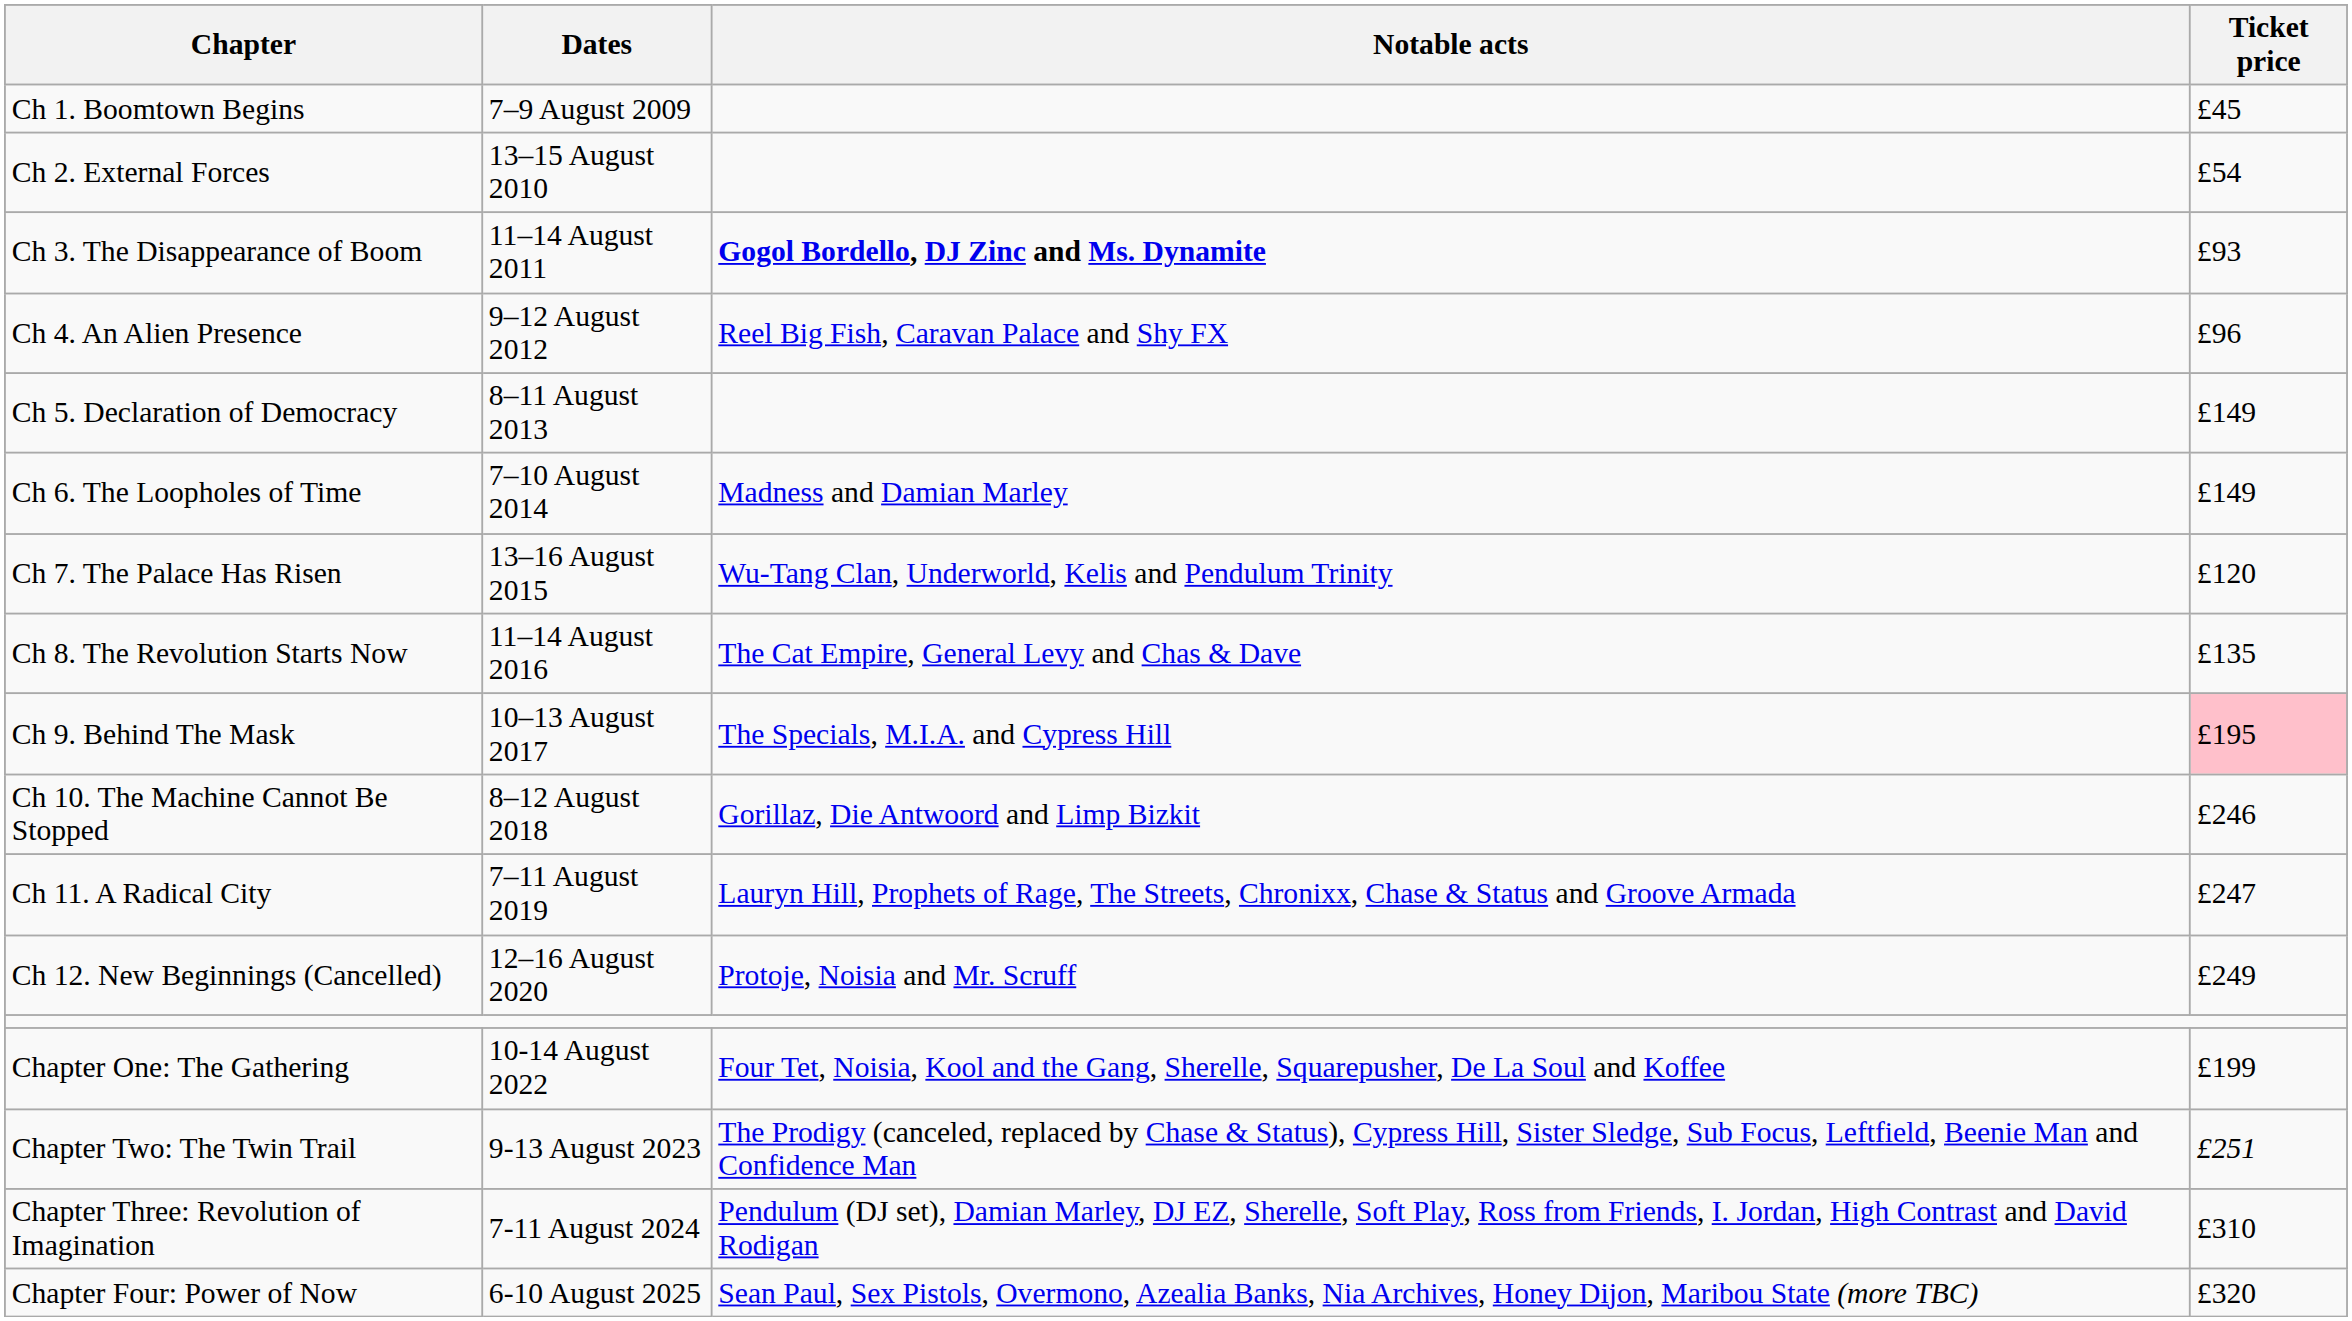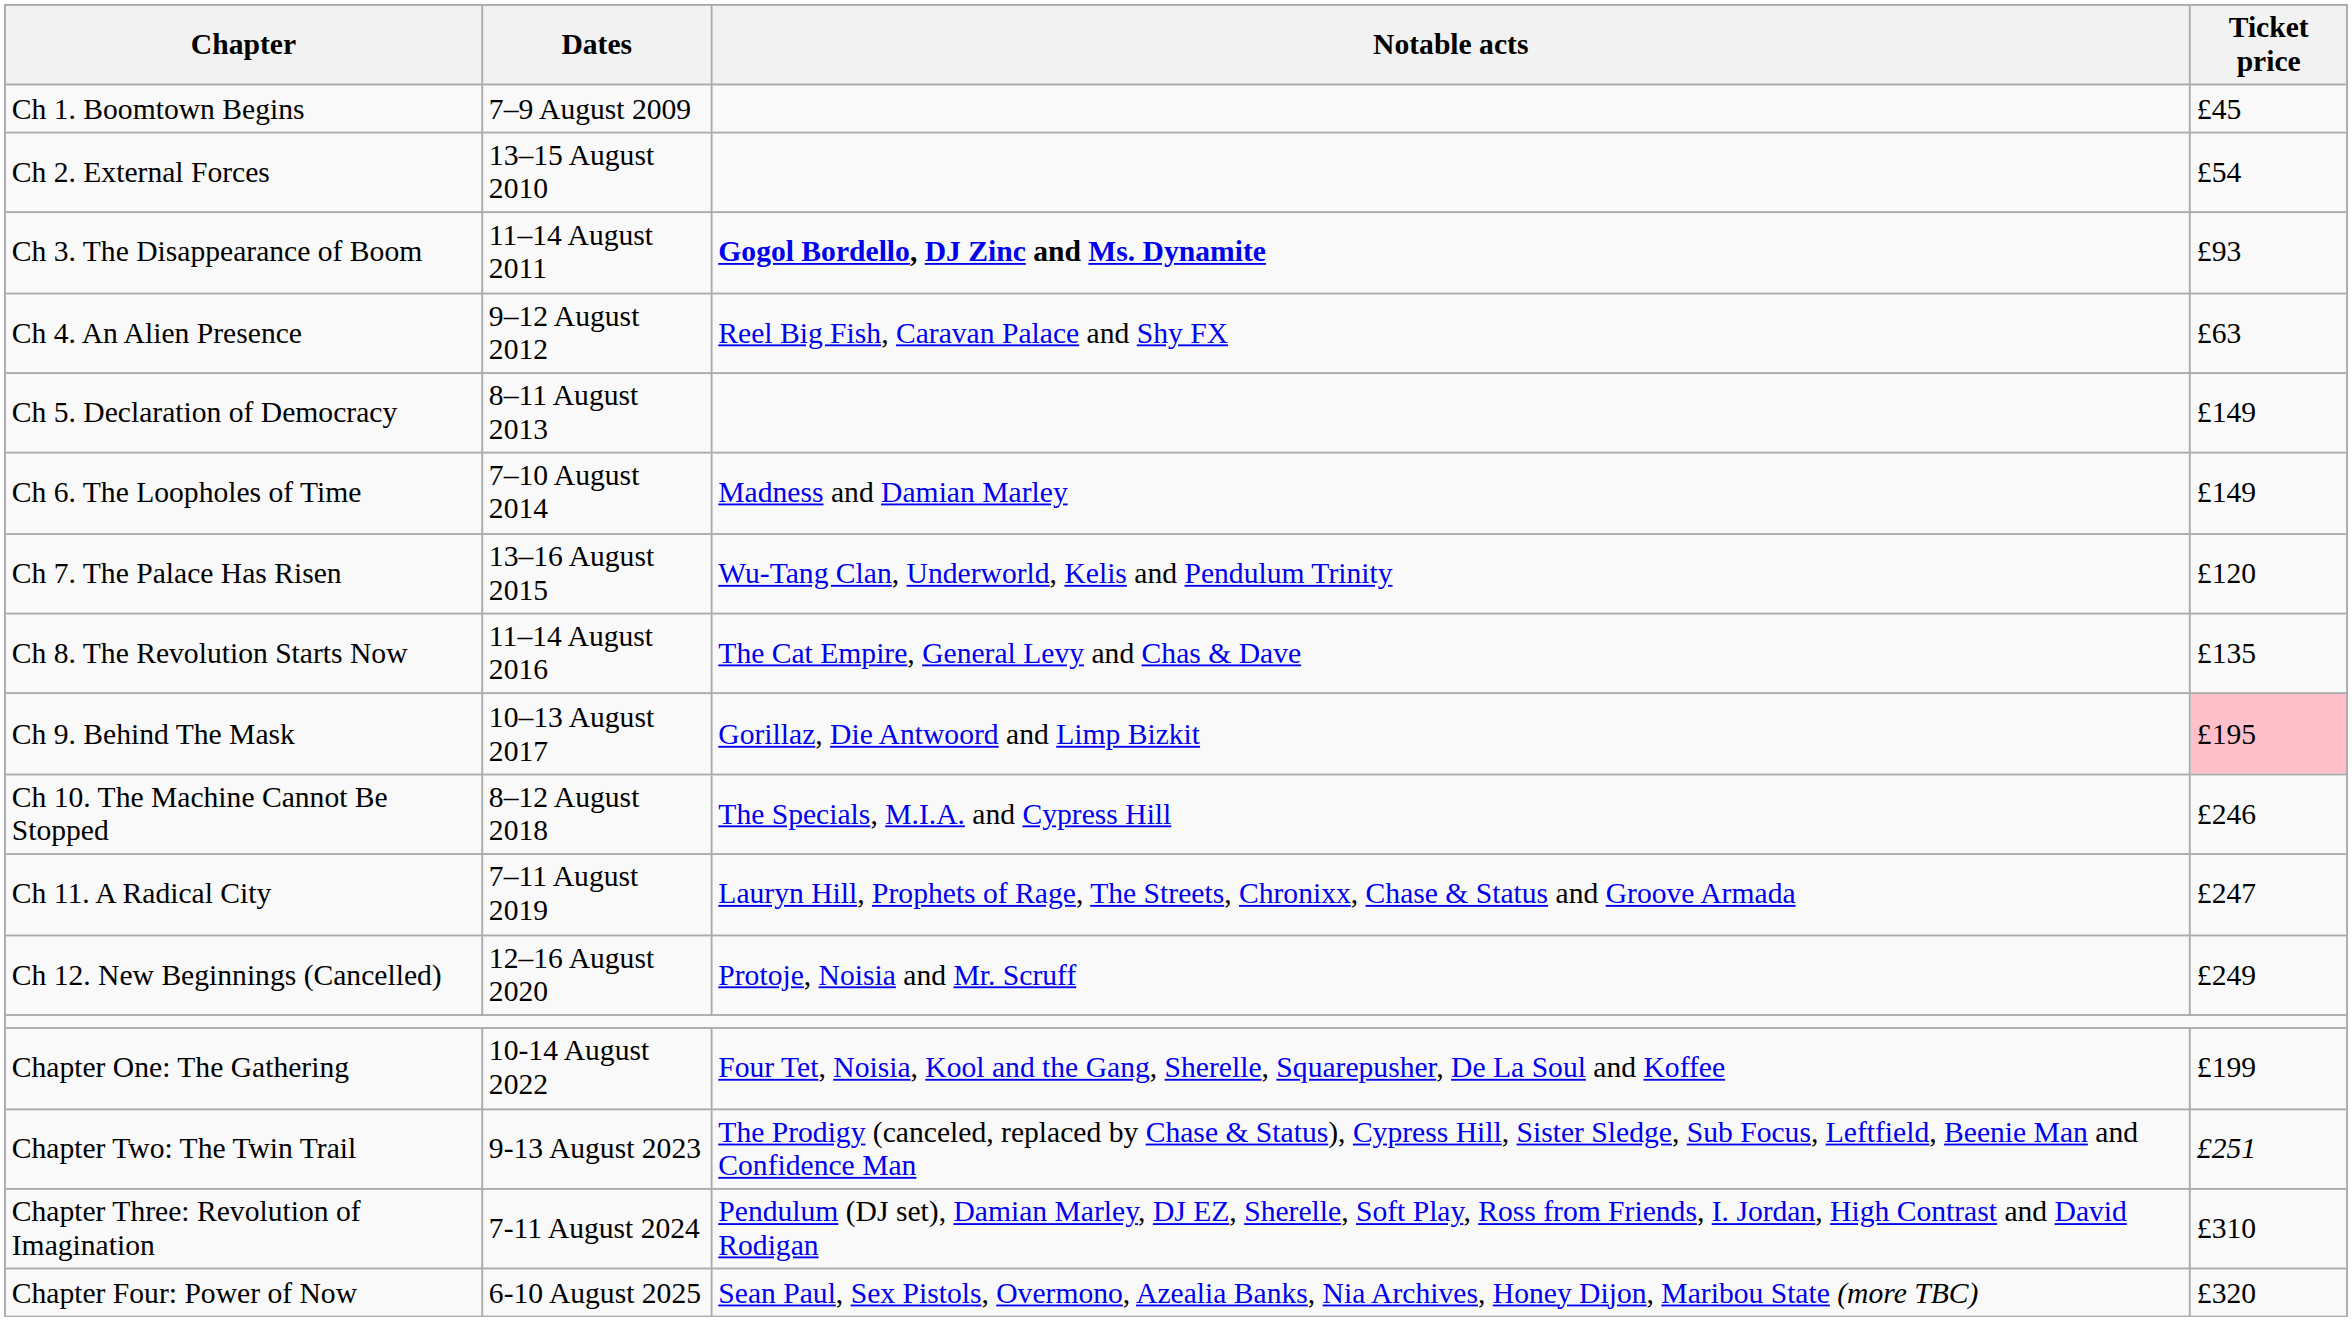(2219, 332) £96 -> (2219, 332) £63
(945, 733) The Specials, M.I.A. and Cypress Hill -> (959, 733) Gorillaz, Die Antwoord and Limp Bizkit
(959, 813) Gorillaz, Die Antwoord and Limp Bizkit -> (945, 813) The Specials, M.I.A. and Cypress Hill
